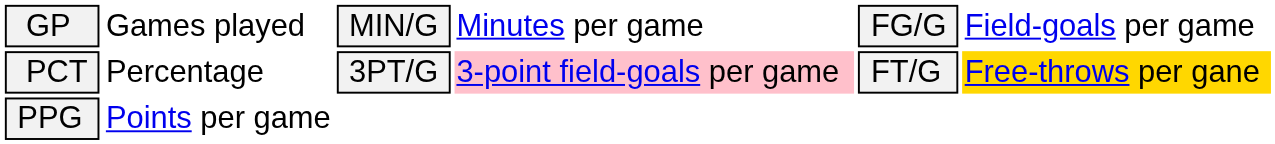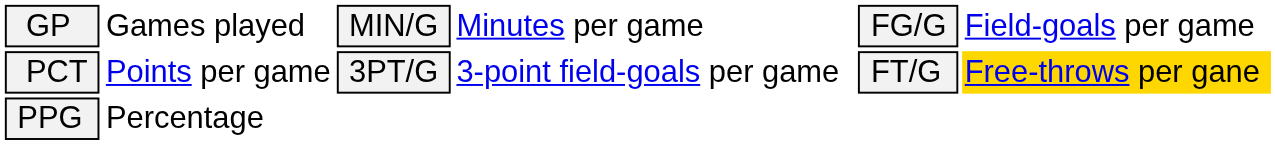(185, 71) Percentage -> (218, 71) Points per game
(648, 71) pink background -> (648, 71) no background
(218, 118) Points per game -> (185, 118) Percentage
